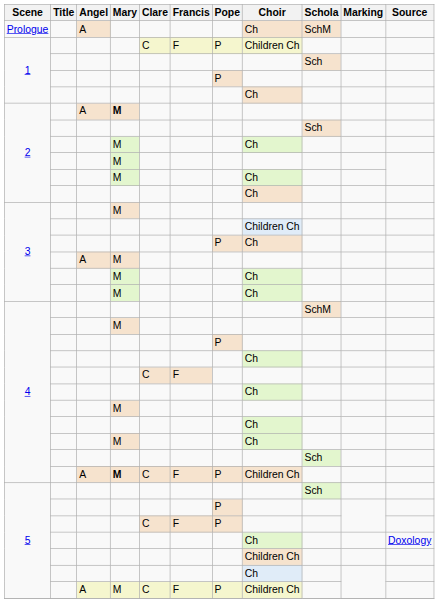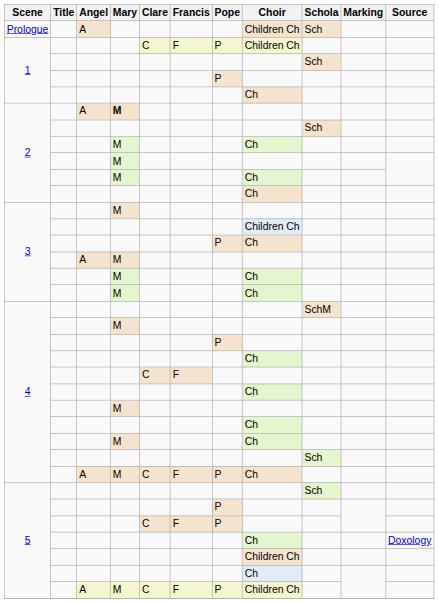(251, 29) Ch -> (272, 29) Children Ch
(318, 29) SchM -> (313, 29) Sch
(117, 474) bold -> (117, 474) normal
(272, 474) Children Ch -> (251, 474) Ch
